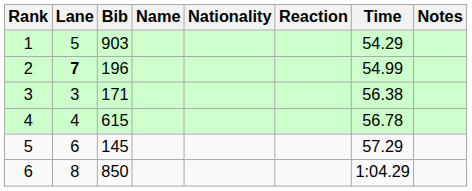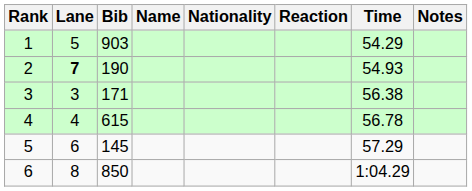(115, 69) 196 -> (115, 69) 190
(383, 69) 54.99 -> (383, 69) 54.93
